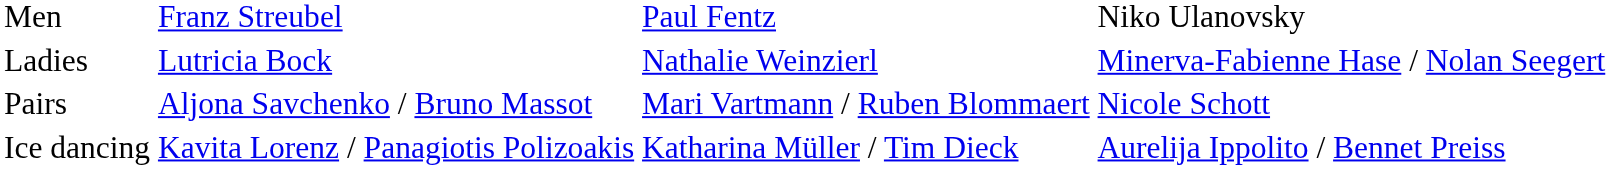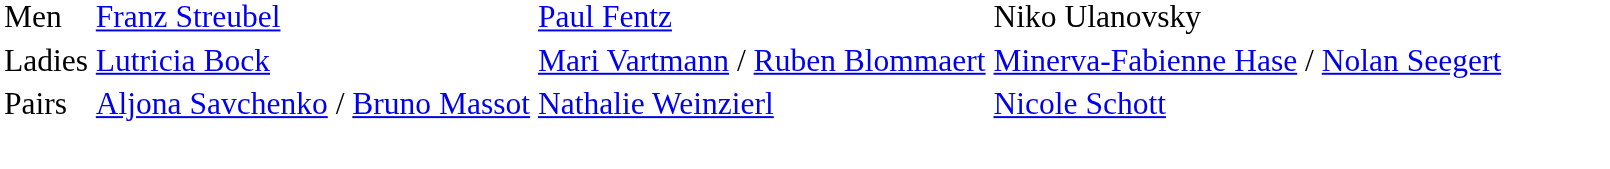(760, 60) Nathalie Weinzierl -> (762, 60) Mari Vartmann / Ruben Blommaert
(866, 103) Mari Vartmann / Ruben Blommaert -> (656, 103) Nathalie Weinzierl
- row: (77, 147)
